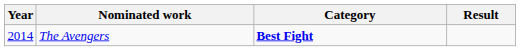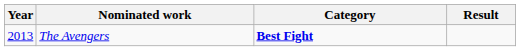(20, 35) 2014 -> (20, 35) 2013
